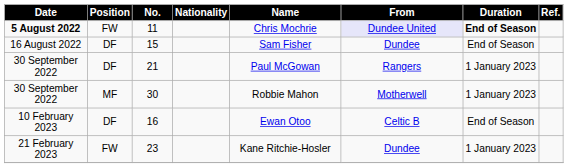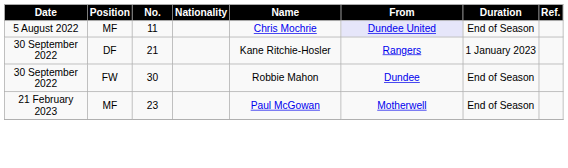(46, 29) bold -> (46, 29) normal
(110, 29) FW -> (110, 29) MF
(501, 29) bold -> (501, 29) normal
- row: (152, 45)
(285, 67) Paul McGowan -> (285, 51) Kane Ritchie-Hosler
(110, 94) MF -> (110, 78) FW
(402, 94) Motherwell -> (402, 78) Dundee
(501, 94) 1 January 2023 -> (501, 78) End of Season
- row: (152, 122)
(110, 149) FW -> (110, 106) MF
(285, 149) Kane Ritchie-Hosler -> (285, 106) Paul McGowan
(402, 149) Dundee -> (402, 106) Motherwell
(501, 149) 1 January 2023 -> (501, 106) End of Season
